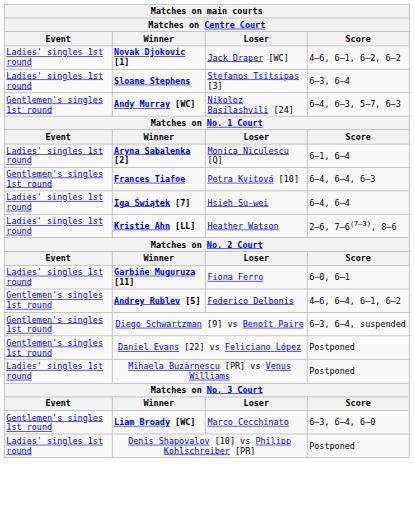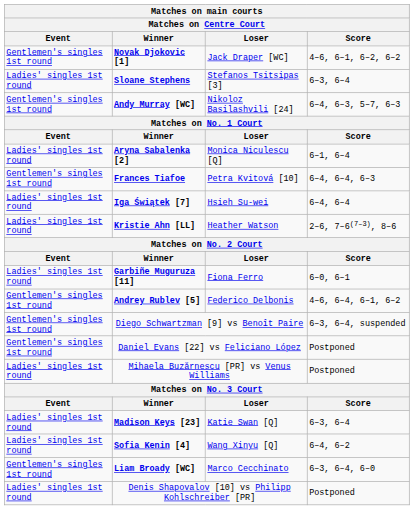(55, 57) Ladies' singles 1st round -> (55, 57) Gentlemen's singles 1st round
+ row: (157, 422)
+ row: (152, 446)
